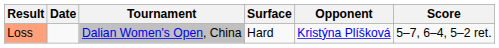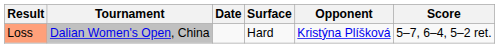columns swapped: (63, 14) <-> (162, 14)
